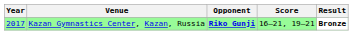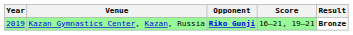(15, 23) 2017 -> (15, 23) 2019
